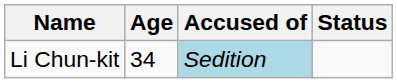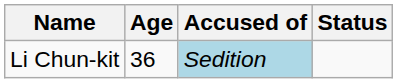(143, 58) 34 -> (143, 58) 36
